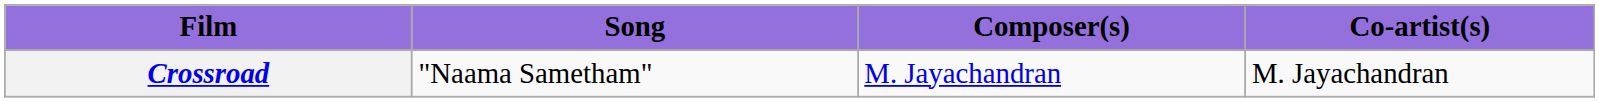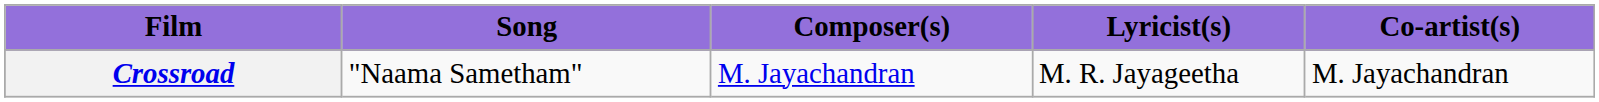+ column: (1169, 27)
